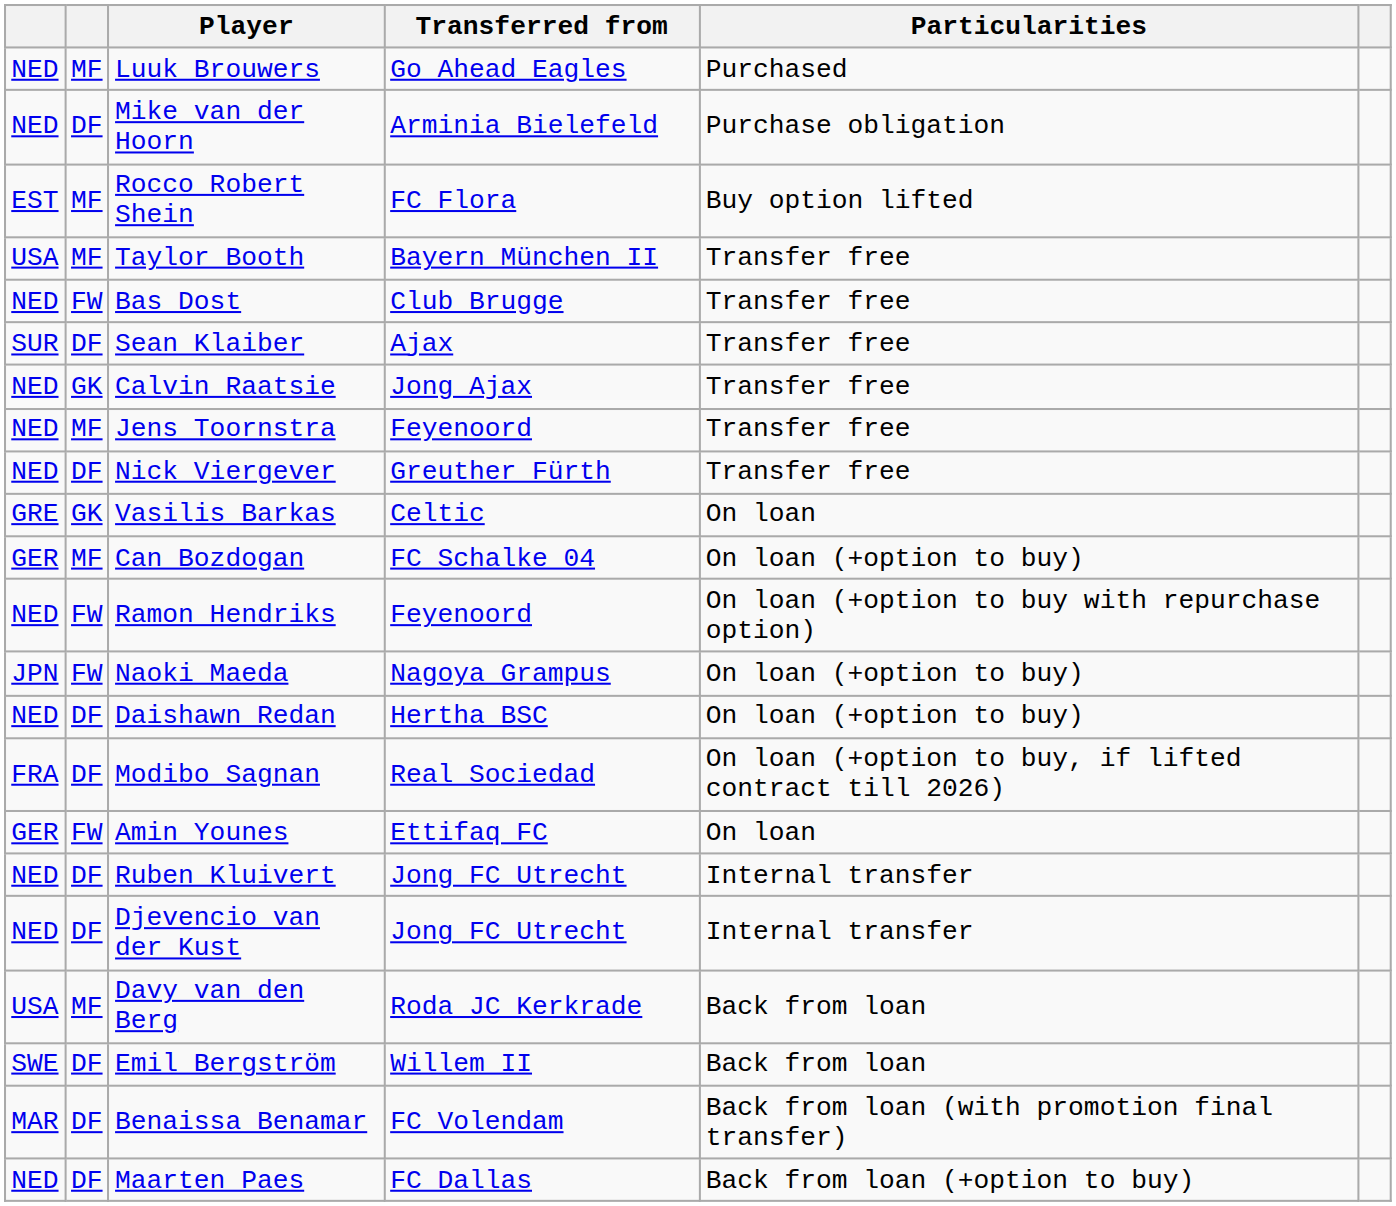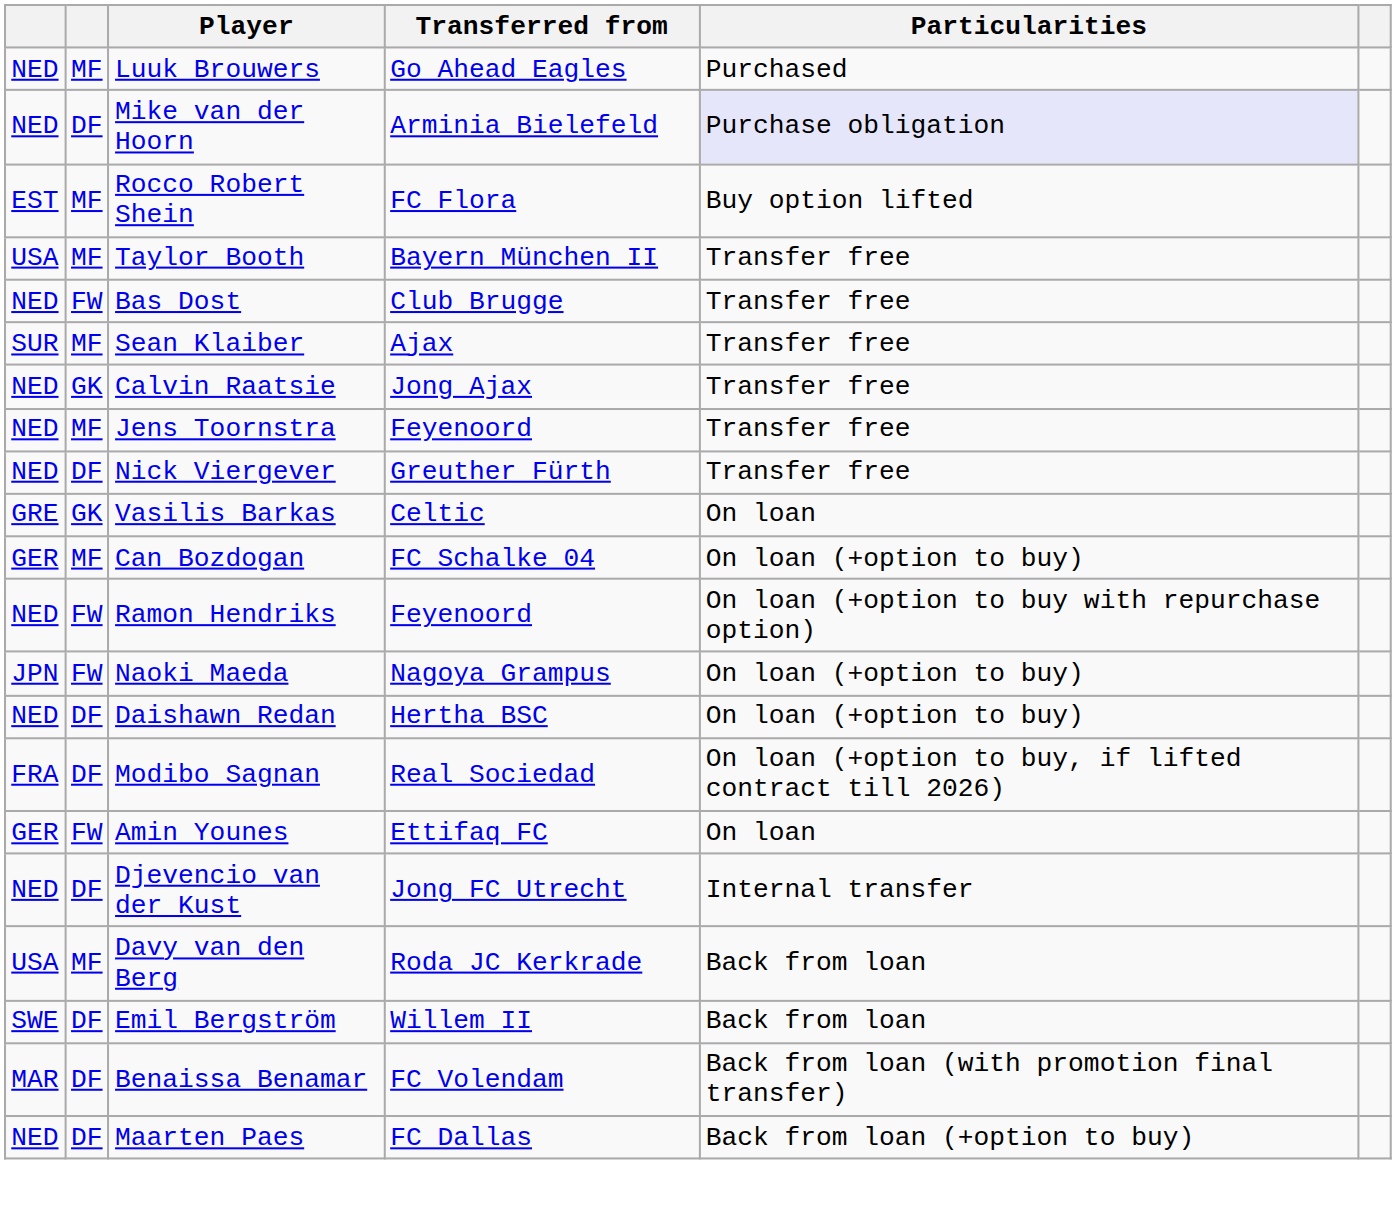(855, 127) no background -> (855, 127) lavender background
(87, 344) DF -> (87, 344) MF
- row: (225, 875)
